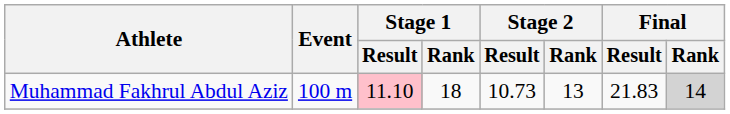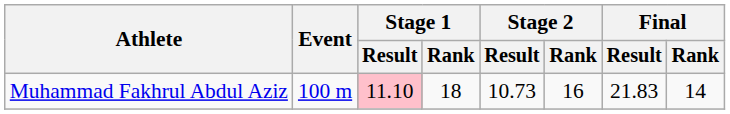(573, 91) 13 -> (573, 91) 16
(695, 91) lightgrey background -> (695, 91) no background
